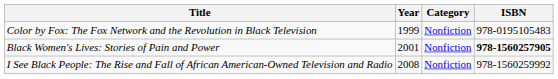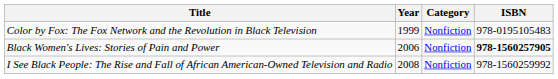(408, 47) 2001 -> (408, 47) 2006
